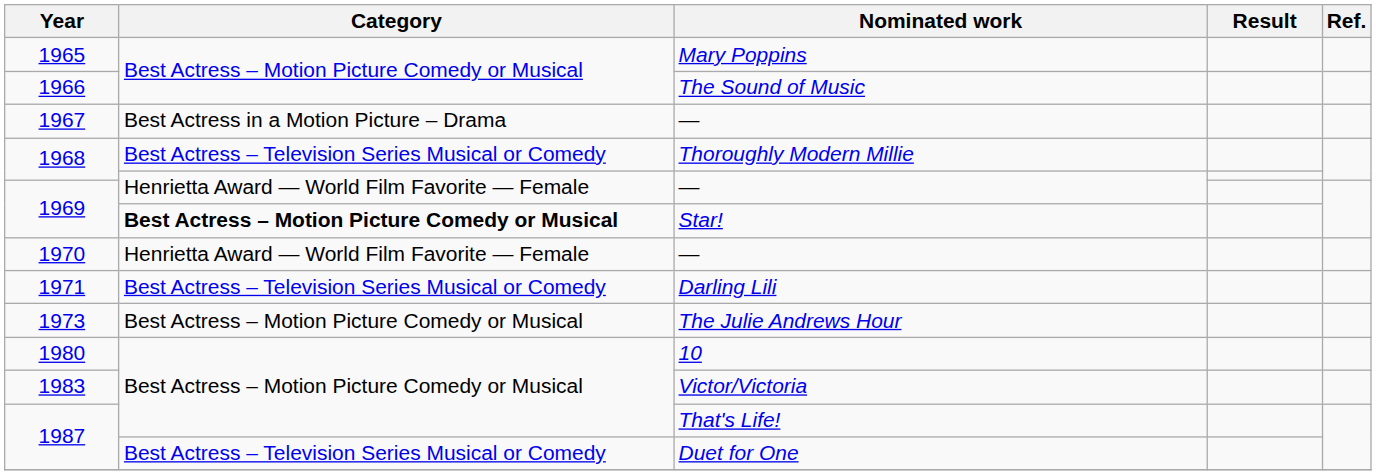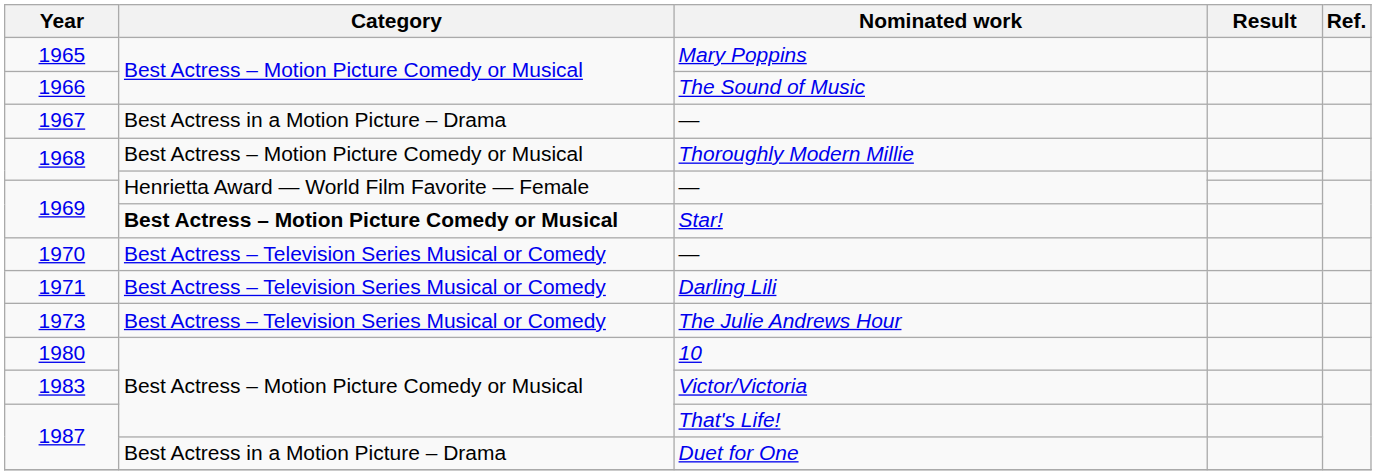(365, 154) Best Actress – Television Series Musical or Comedy -> (353, 154) Best Actress – Motion Picture Comedy or Musical
(357, 253) Henrietta Award — World Film Favorite — Female -> (365, 253) Best Actress – Television Series Musical or Comedy
(353, 320) Best Actress – Motion Picture Comedy or Musical -> (365, 320) Best Actress – Television Series Musical or Comedy
(365, 453) Best Actress – Television Series Musical or Comedy -> (315, 453) Best Actress in a Motion Picture – Drama
